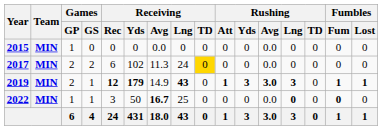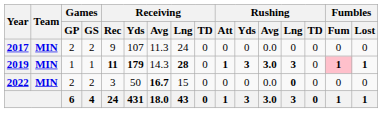- row: (18, 47)
(113, 64) 6 -> (113, 47) 9
(135, 64) 102 -> (135, 47) 107
(205, 64) gold background -> (205, 47) no background
(72, 82) 2 -> (72, 64) 1
(113, 82) 12 -> (113, 64) 11
(159, 82) 14.9 -> (159, 64) 14.3
(183, 82) 43 -> (183, 64) 28
(339, 82) no background -> (339, 64) pink background
(72, 99) 1 -> (72, 82) 2
(92, 99) 1 -> (92, 82) 2
(183, 99) 25 -> (183, 82) 15
(339, 99) bold -> (339, 82) normal
